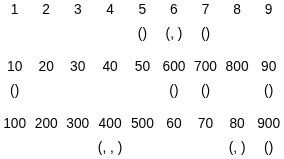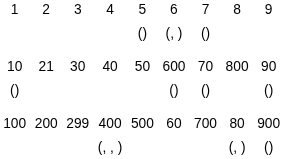(46, 66) 20 -> (46, 66) 21
(206, 66) 700 -> (206, 66) 70
(78, 123) 300 -> (78, 123) 299
(206, 123) 70 -> (206, 123) 700
